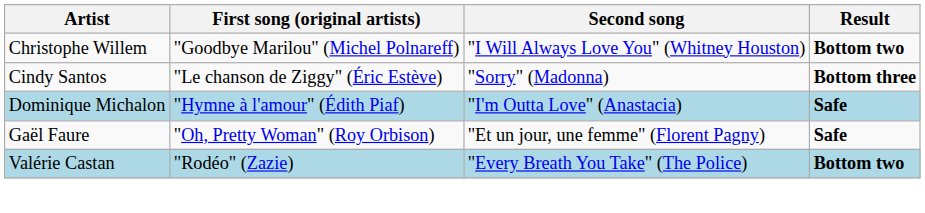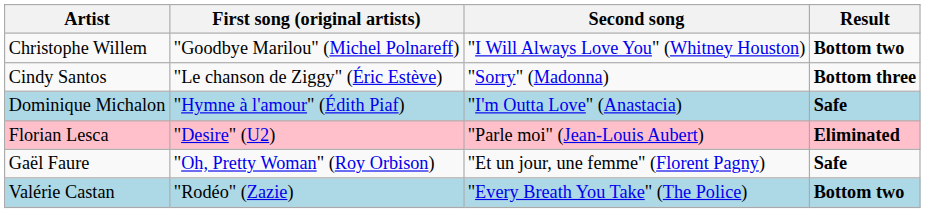+ row: (59, 134)
